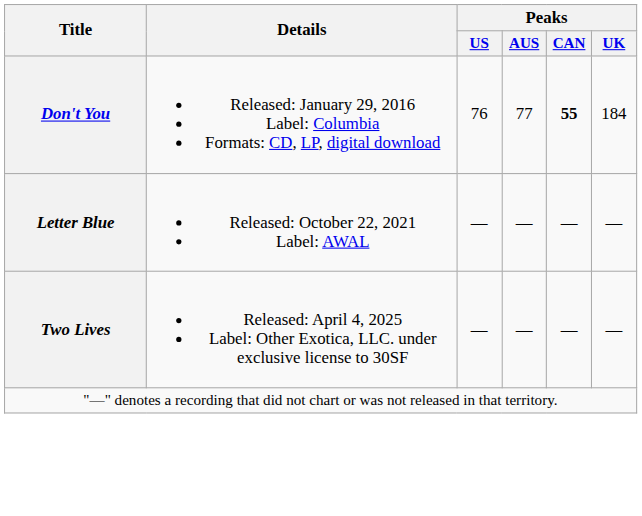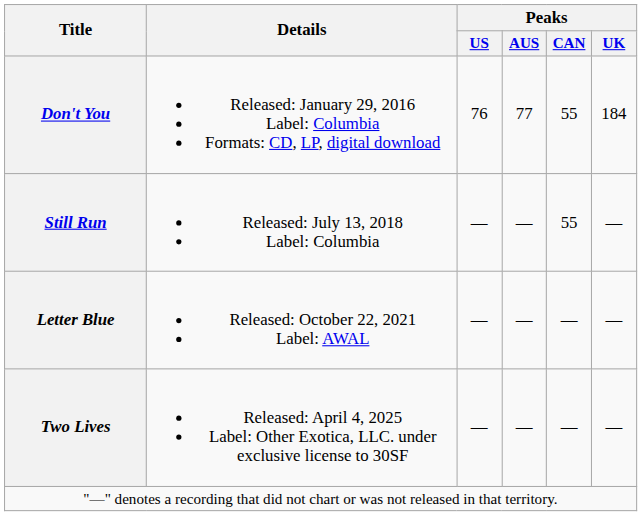(569, 114) bold -> (569, 114) normal
+ row: (76, 222)
